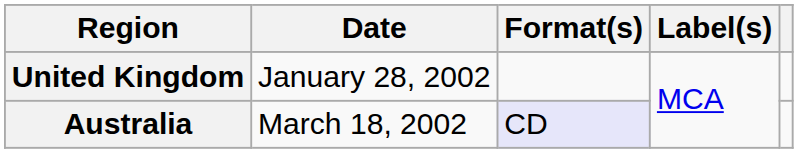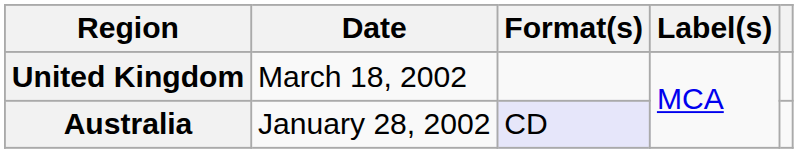(374, 76) January 28, 2002 -> (363, 76) March 18, 2002
(363, 123) March 18, 2002 -> (374, 123) January 28, 2002
